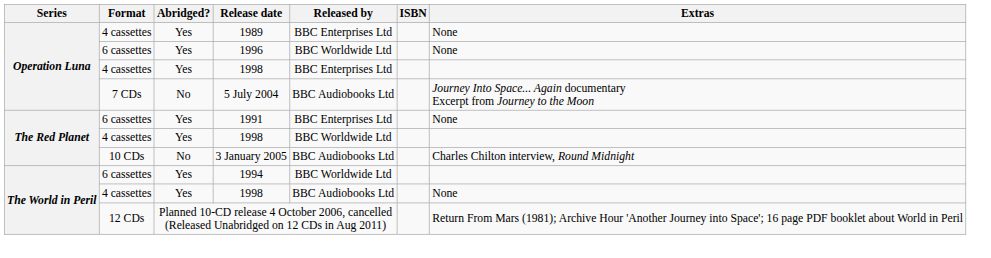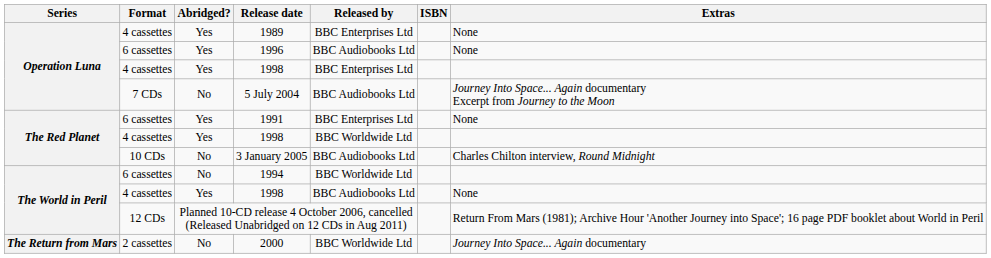(343, 50) BBC Worldwide Ltd -> (364, 50) BBC Audiobooks Ltd
(184, 175) Yes -> (204, 175) No
+ row: (62, 243)
